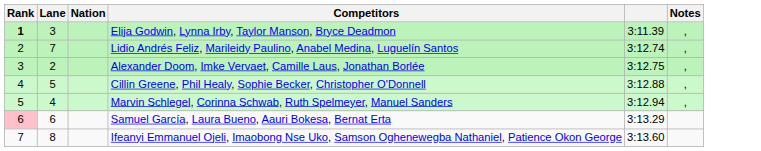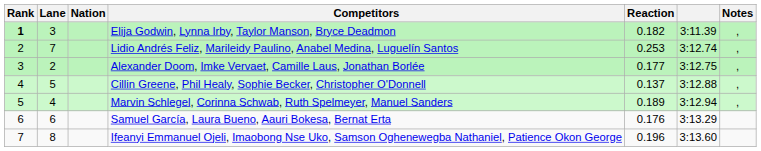+ column: (651, 13)
(21, 119) pink background -> (21, 119) no background
